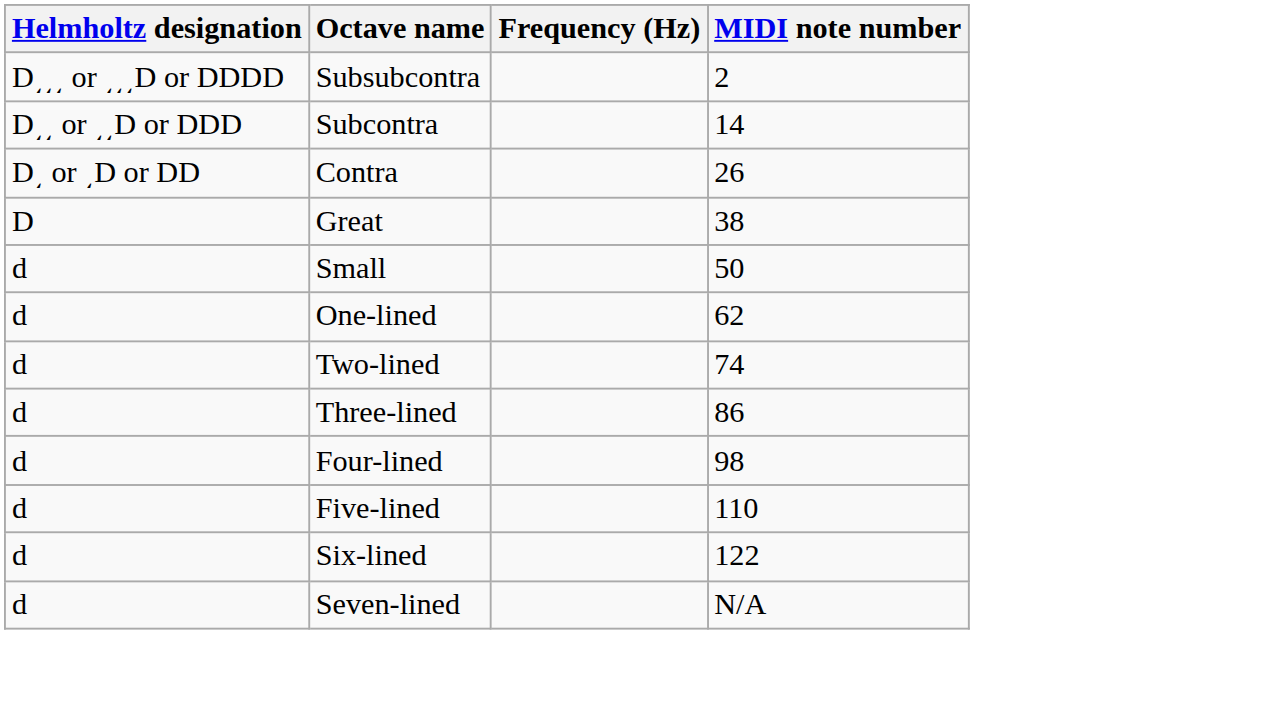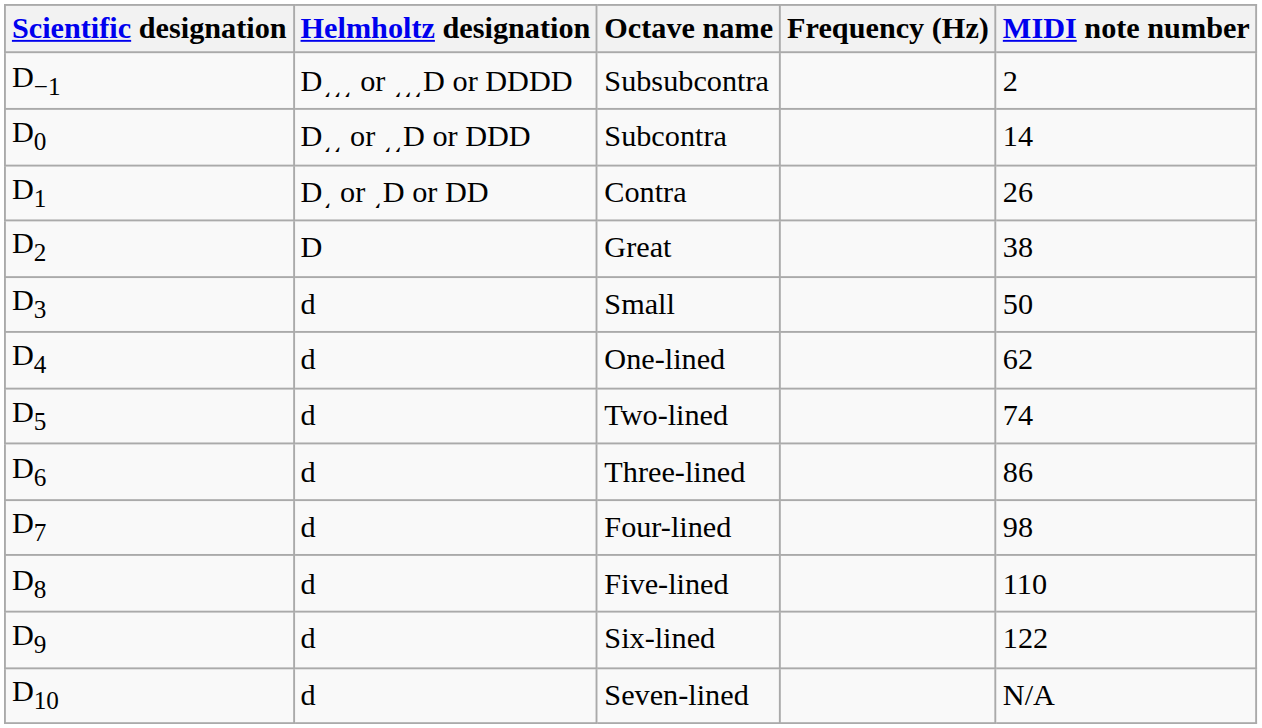+ column: (149, 28)
